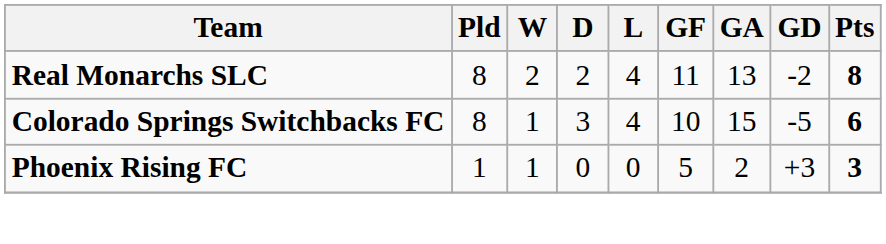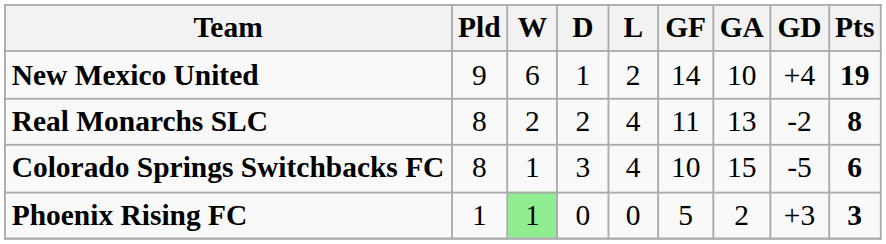+ row: (135, 74)
(532, 167) no background -> (532, 214) lightgreen background
